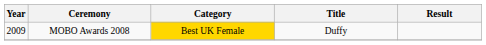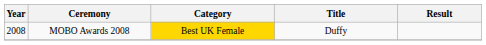(16, 31) 2009 -> (16, 31) 2008
